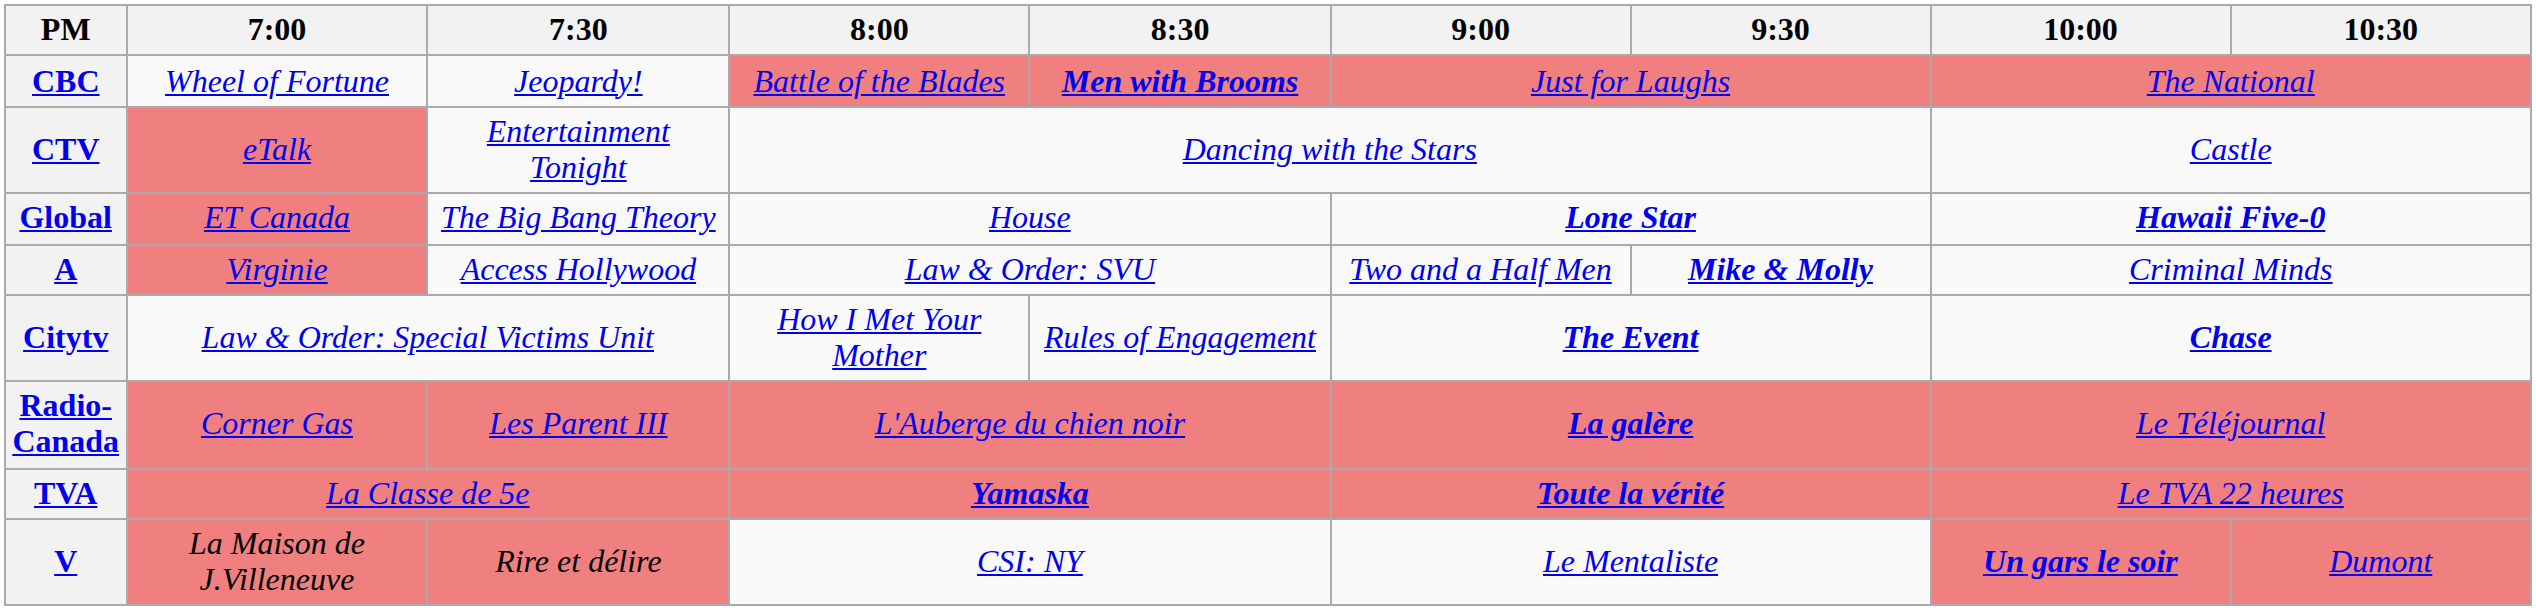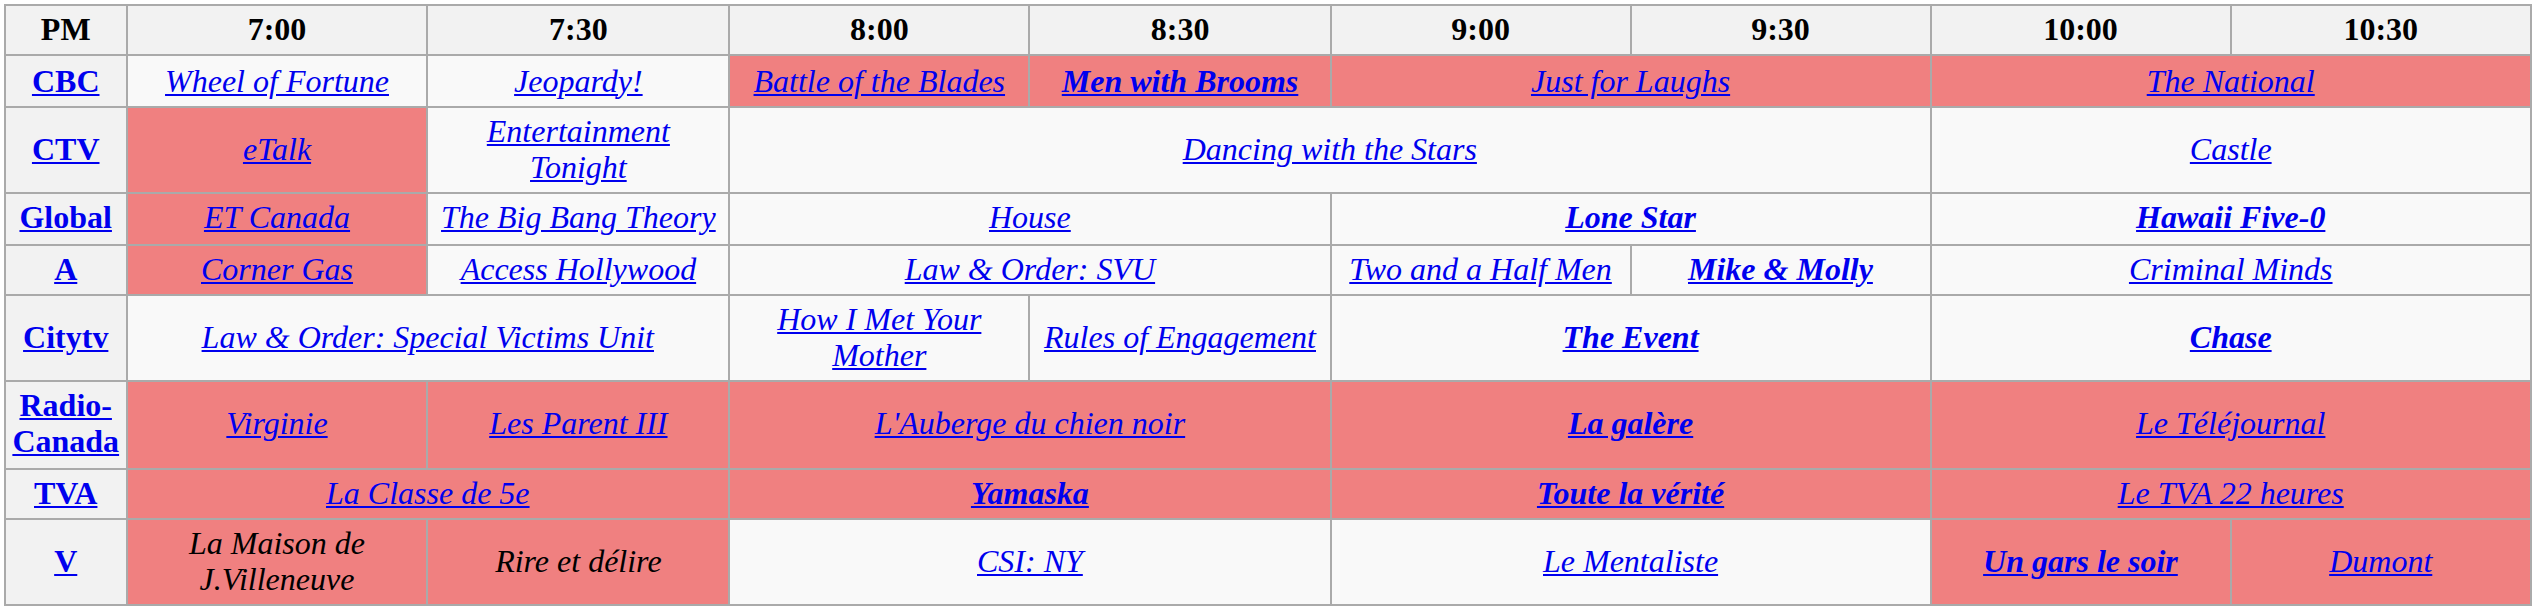(277, 268) Virginie -> (277, 268) Corner Gas
(277, 424) Corner Gas -> (277, 424) Virginie
